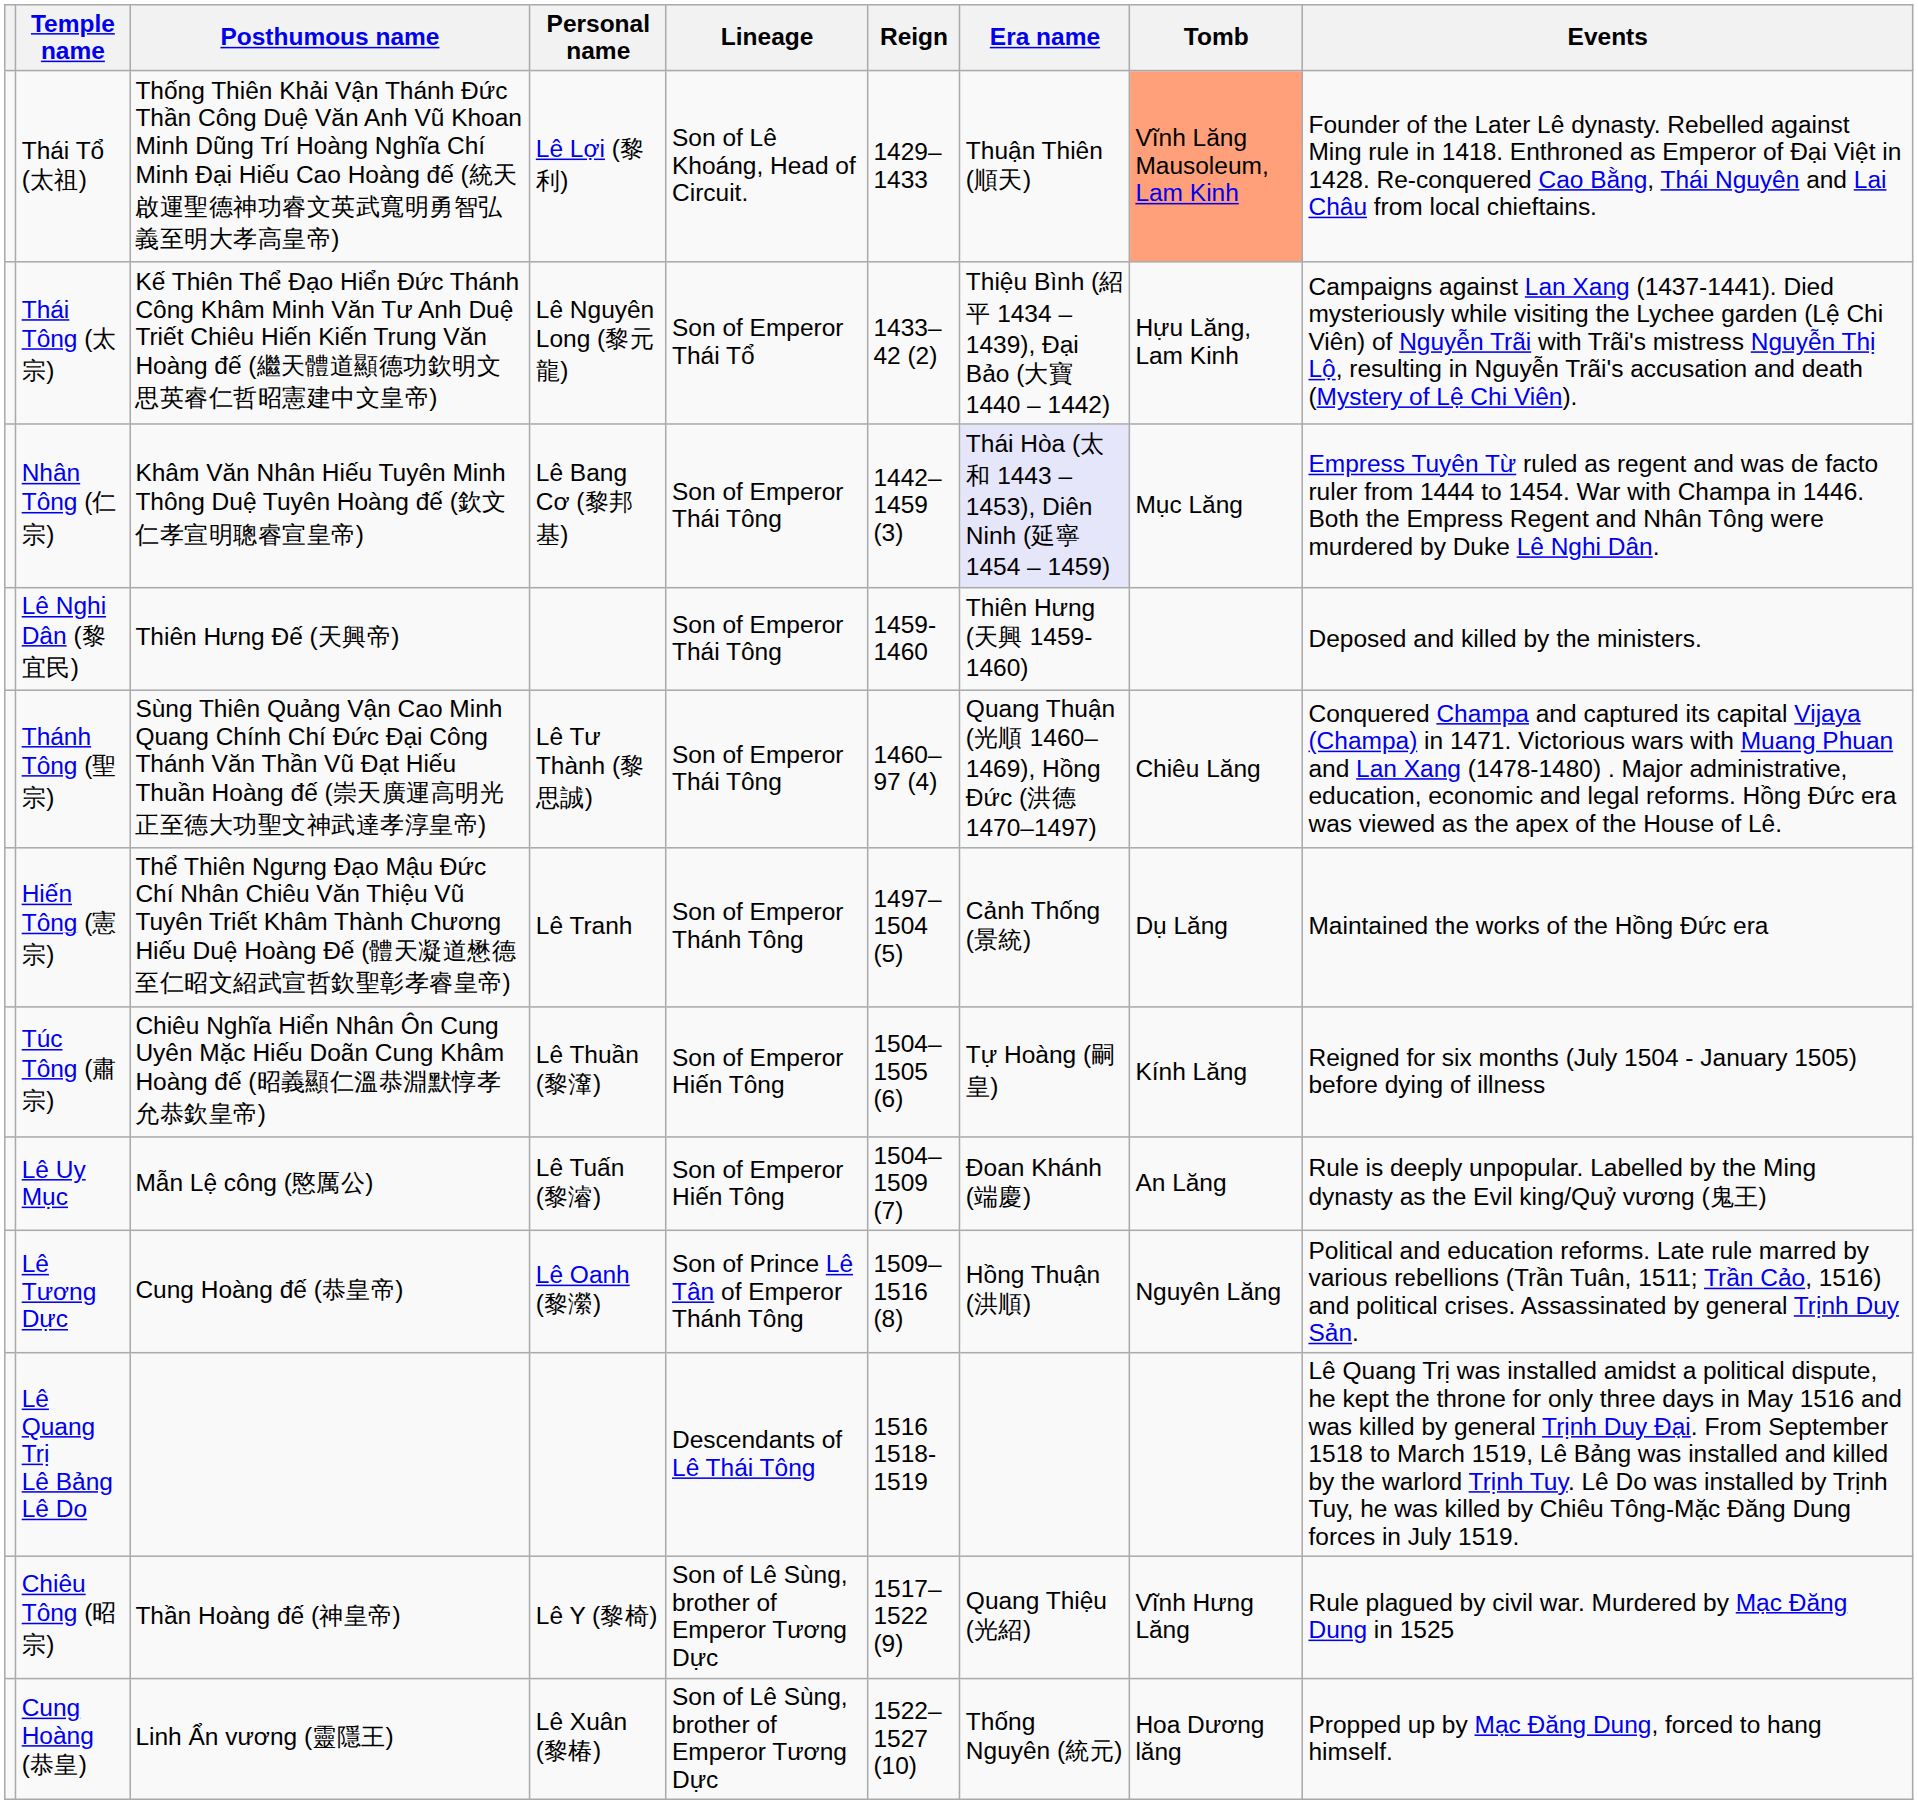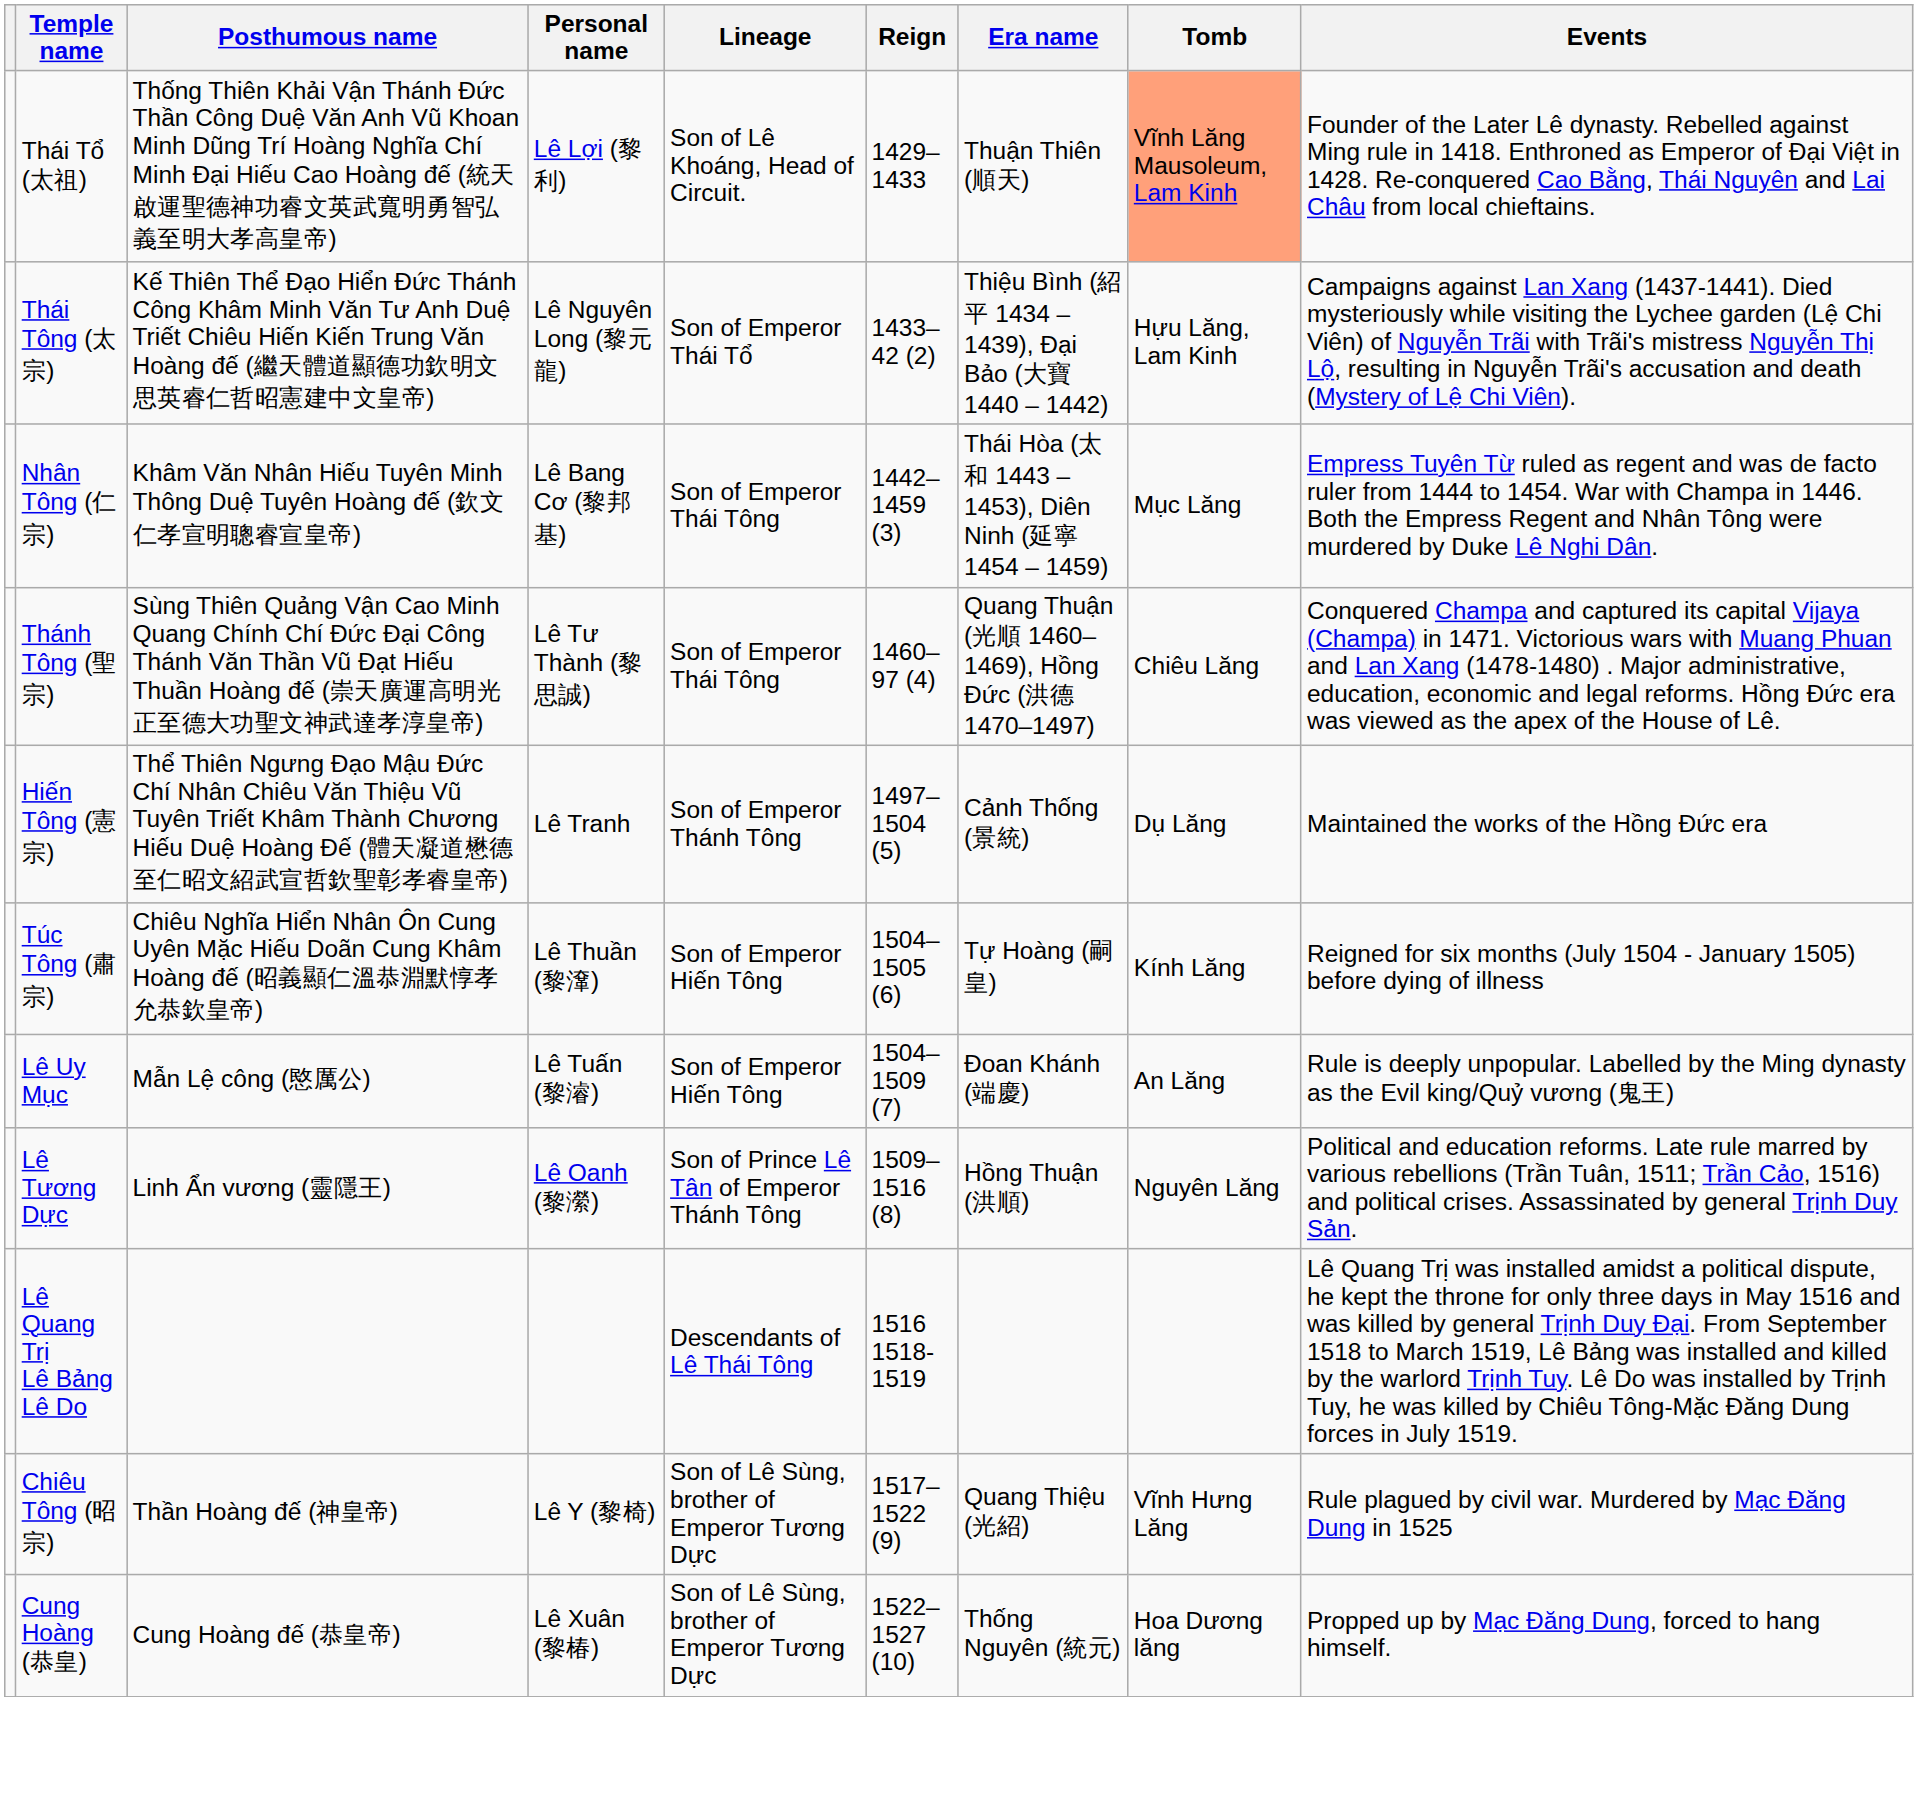(1038, 506) lavender background -> (1036, 506) no background
- row: (64, 636)
(269, 1290) Cung Hoàng đế (恭皇帝) -> (262, 1187) Linh Ẩn vương (靈隱王)
(265, 1737) Linh Ẩn vương (靈隱王) -> (267, 1634) Cung Hoàng đế (恭皇帝)
